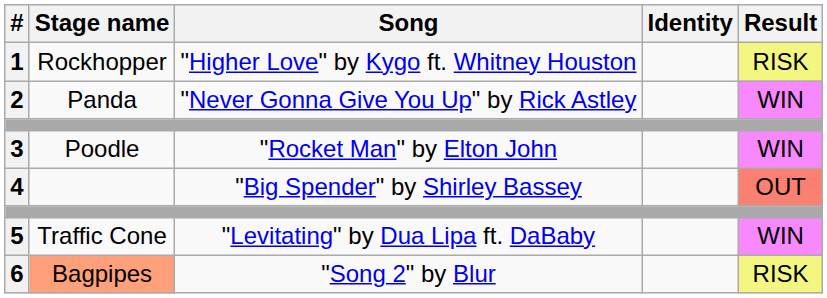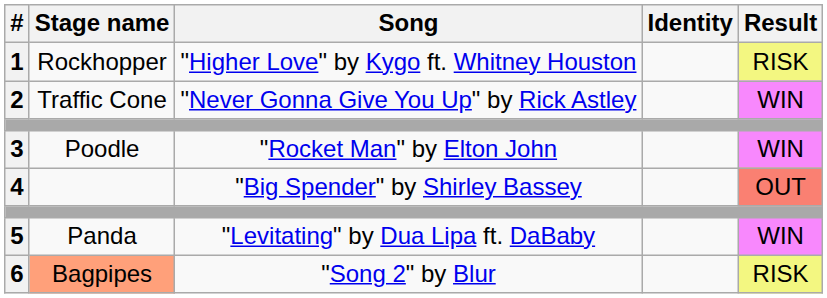(102, 99) Panda -> (102, 99) Traffic Cone
(102, 235) Traffic Cone -> (102, 235) Panda
